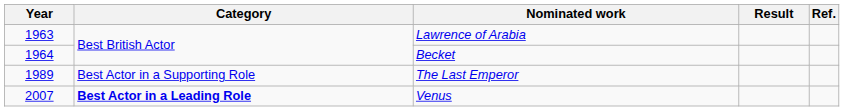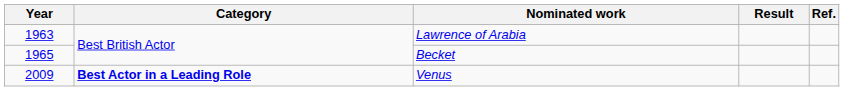(39, 55) 1964 -> (39, 55) 1965
- row: (467, 75)
(39, 95) 2007 -> (39, 75) 2009
